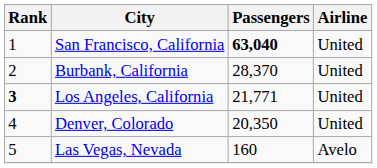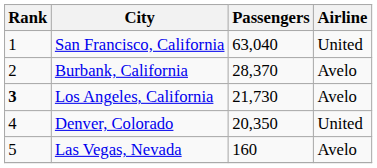(255, 44) bold -> (255, 44) normal
(340, 70) United -> (337, 70) Avelo
(255, 96) 21,771 -> (255, 96) 21,730
(340, 96) United -> (337, 96) Avelo
